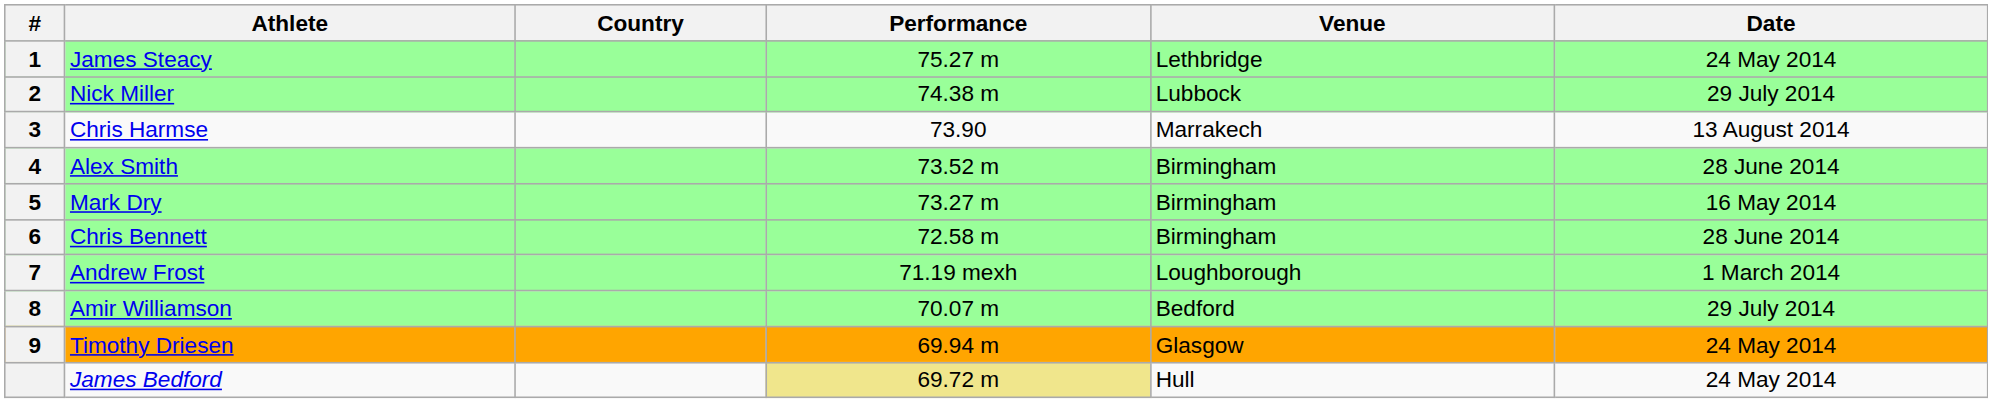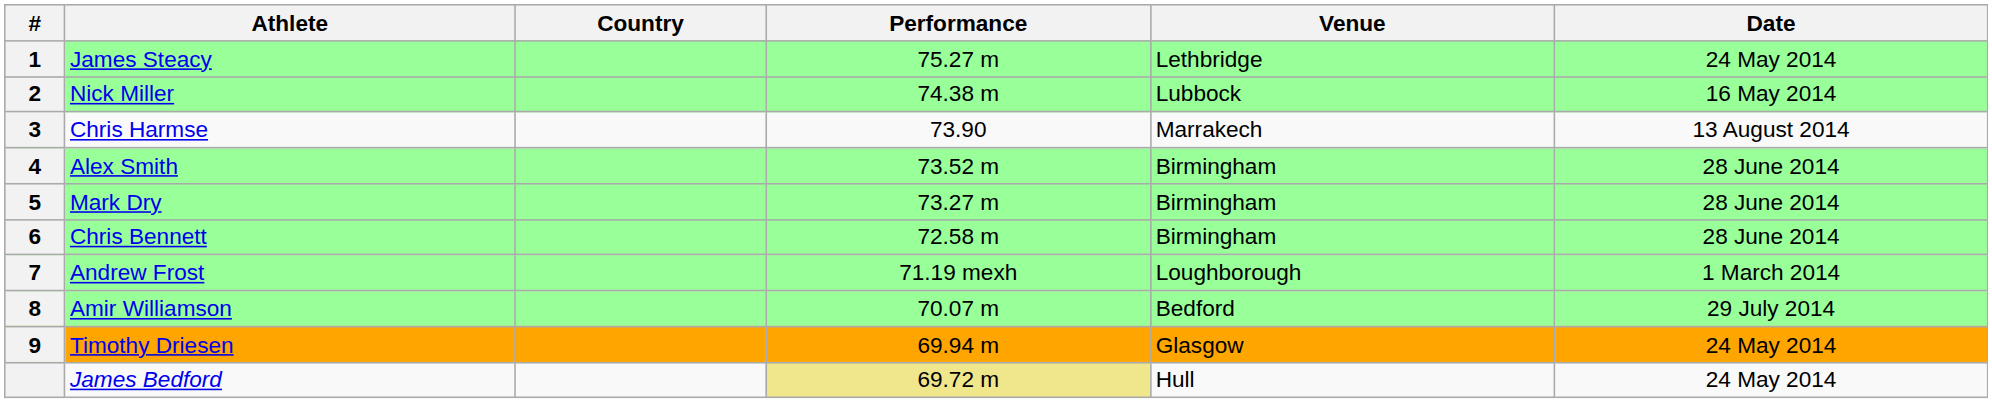(1771, 94) 29 July 2014 -> (1771, 94) 16 May 2014
(1771, 202) 16 May 2014 -> (1771, 202) 28 June 2014
